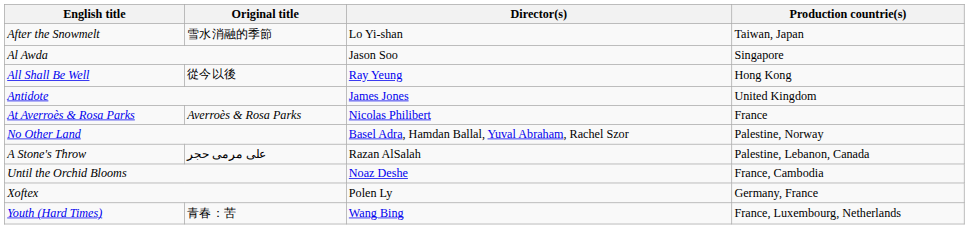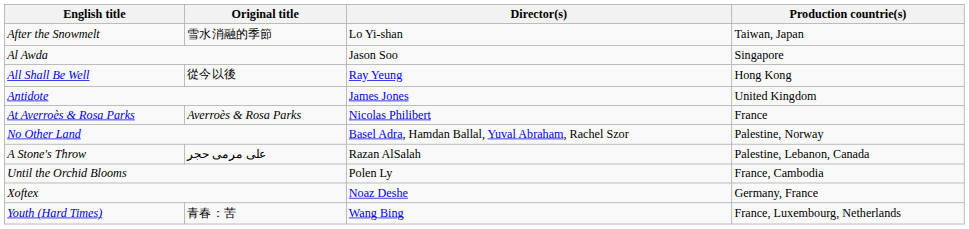(378, 173) Noaz Deshe -> (371, 173) Polen Ly
(371, 193) Polen Ly -> (378, 193) Noaz Deshe
